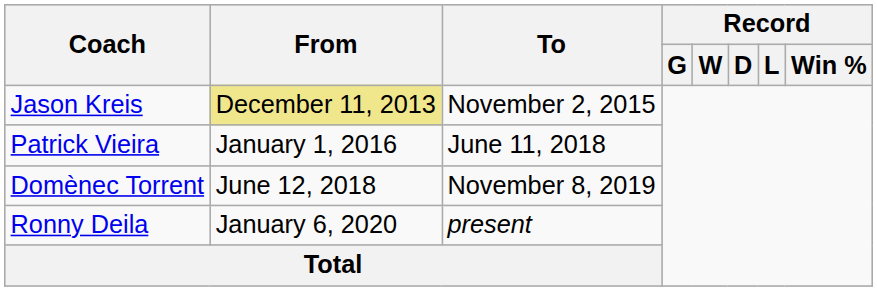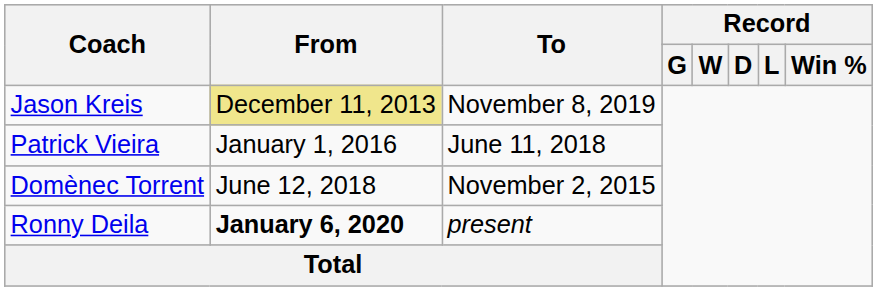(552, 104) November 2, 2015 -> (552, 104) November 8, 2019
(552, 184) November 8, 2019 -> (552, 184) November 2, 2015
(306, 225) normal -> (310, 225) bold
